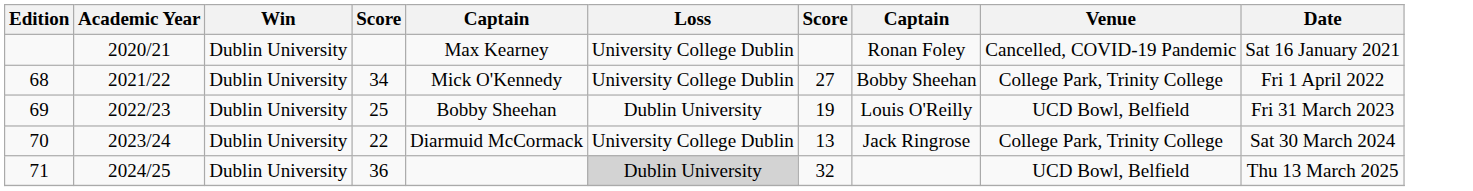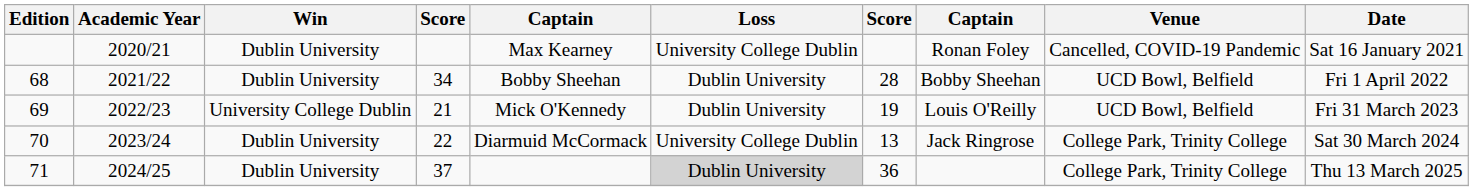(496, 79) Mick O'Kennedy -> (560, 79) Bobby Sheehan
(693, 79) University College Dublin -> (757, 79) Dublin University
(825, 79) 27 -> (889, 79) 28
(1111, 79) College Park, Trinity College -> (1175, 79) UCD Bowl, Belfield
(278, 110) Dublin University -> (310, 110) University College Dublin
(379, 110) 25 -> (443, 110) 21
(496, 110) Bobby Sheehan -> (560, 110) Mick O'Kennedy
(379, 170) 36 -> (443, 170) 37
(825, 170) 32 -> (889, 170) 36
(1111, 170) UCD Bowl, Belfield -> (1175, 170) College Park, Trinity College
